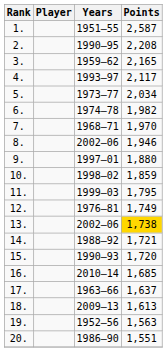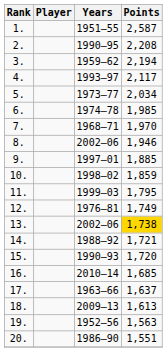(142, 61) 2,165 -> (142, 61) 2,194
(142, 110) 1,982 -> (142, 110) 1,985
(142, 159) 1,880 -> (142, 159) 1,885
